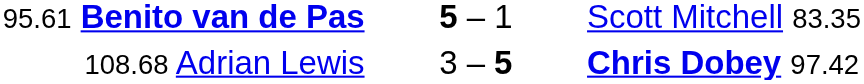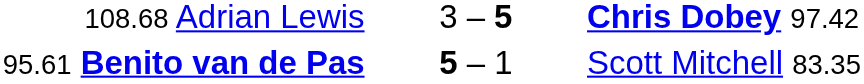rows swapped: (184, 17) <-> (225, 62)
